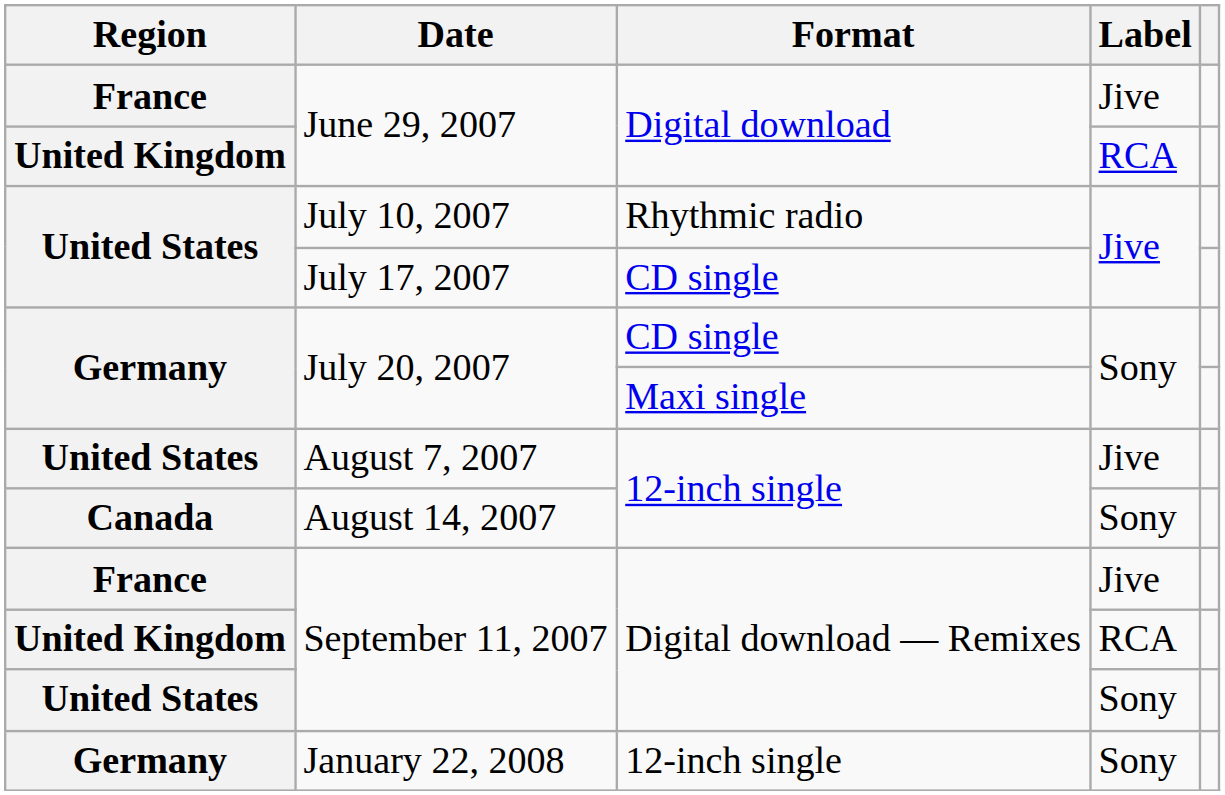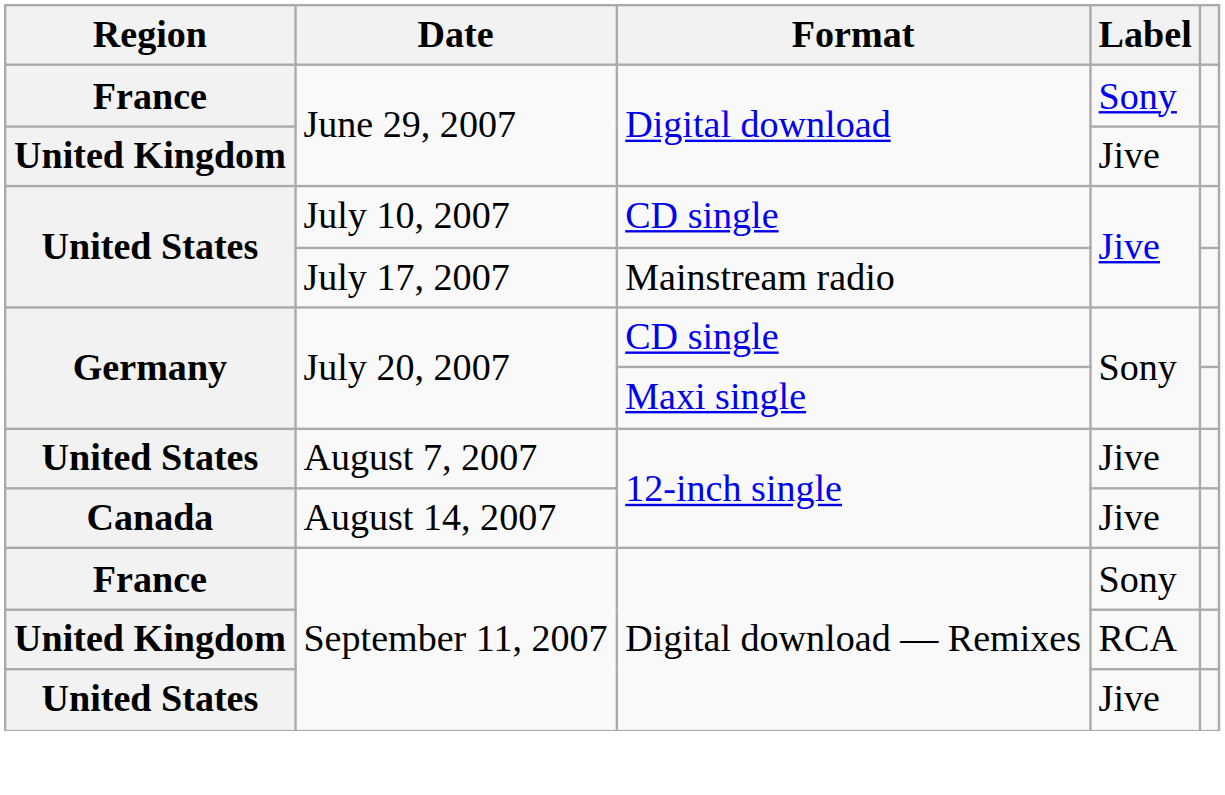(1129, 95) Jive -> (1138, 95) Sony
(1138, 155) RCA -> (1129, 155) Jive
(744, 215) Rhythmic radio -> (702, 215) CD single
(702, 276) CD single -> (760, 276) Mainstream radio
(1138, 517) Sony -> (1129, 517) Jive
(1129, 578) Jive -> (1138, 578) Sony
(1138, 699) Sony -> (1129, 699) Jive
- row: (150, 759)
